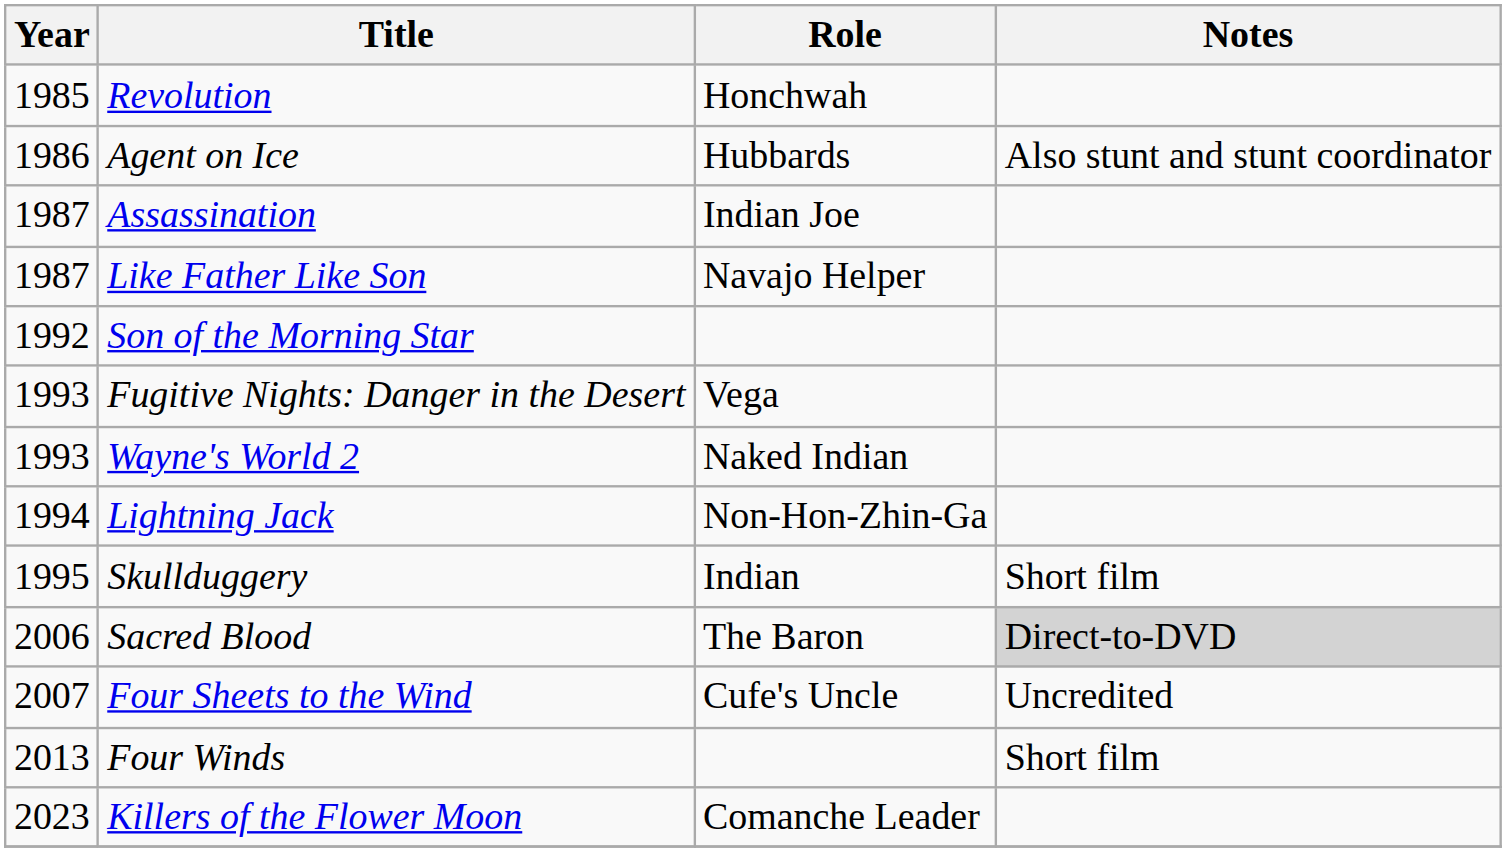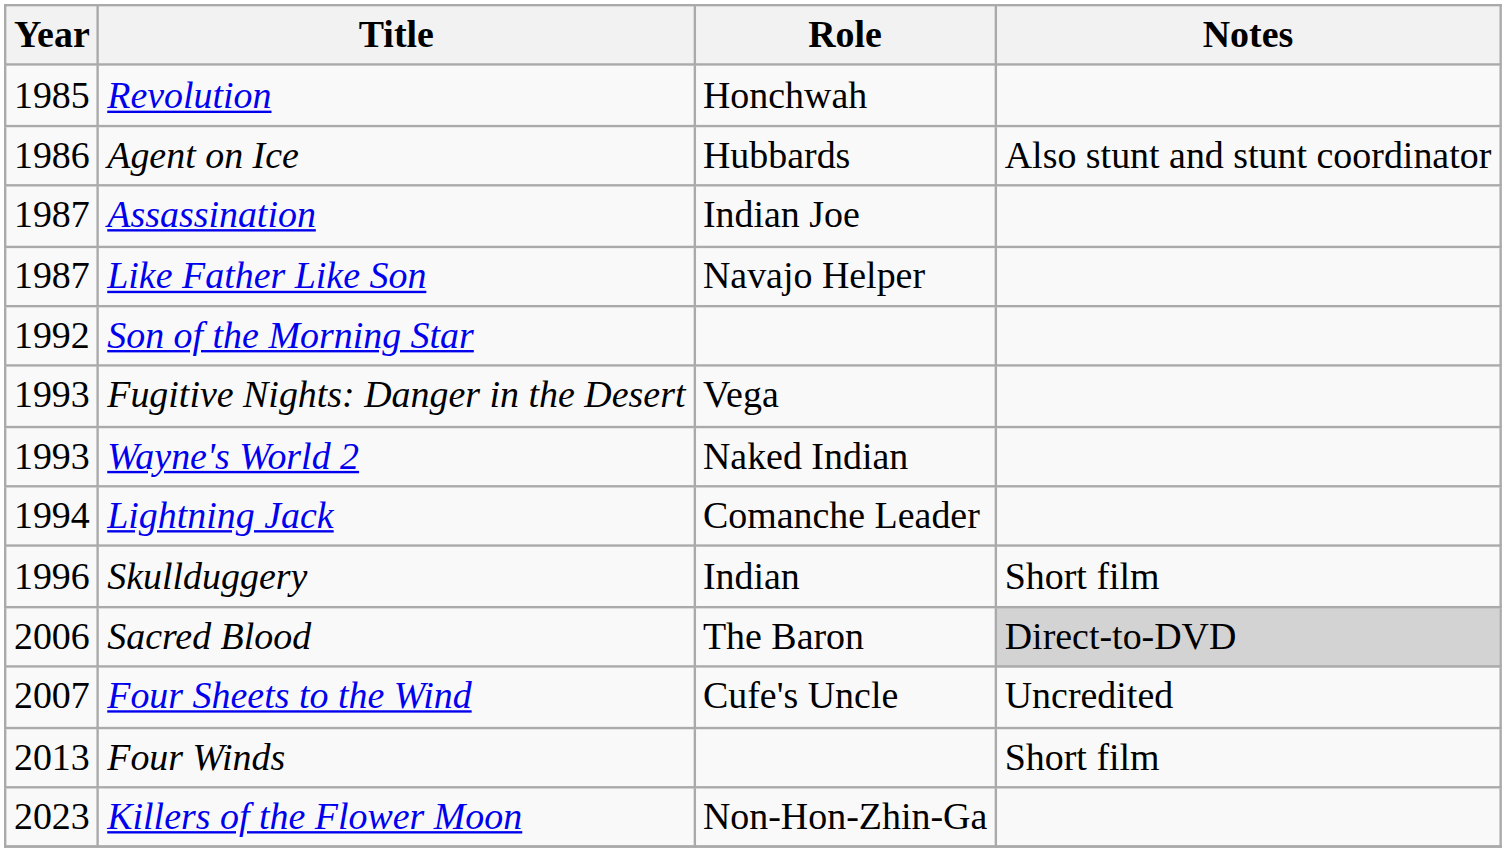(845, 515) Non-Hon-Zhin-Ga -> (841, 515) Comanche Leader
(52, 575) 1995 -> (52, 575) 1996
(841, 816) Comanche Leader -> (845, 816) Non-Hon-Zhin-Ga
